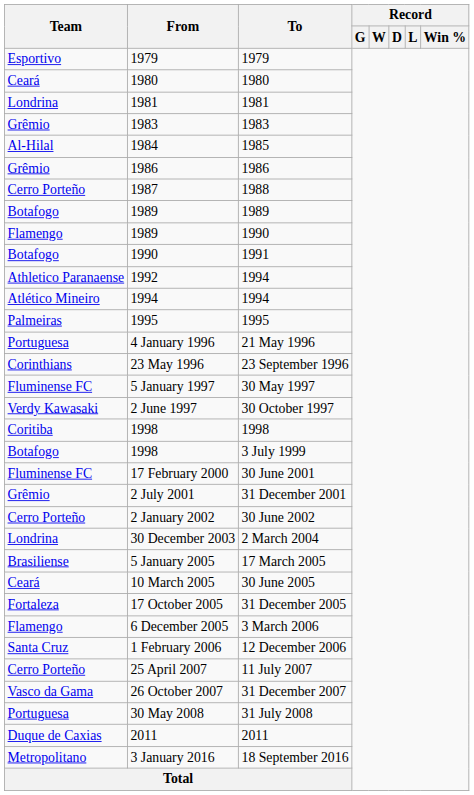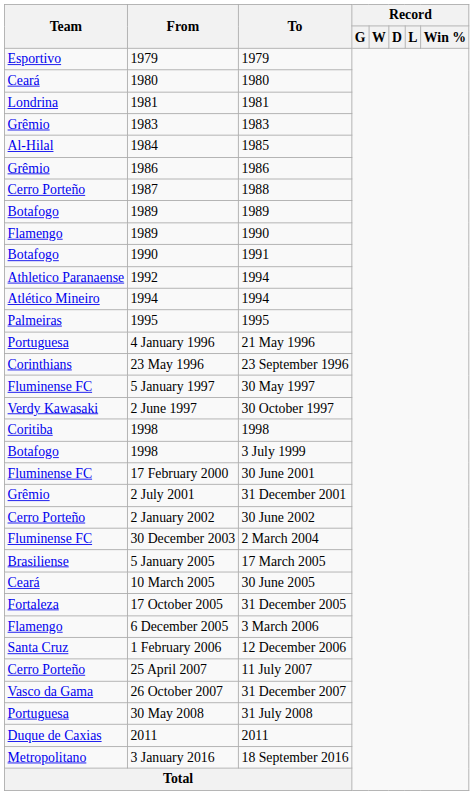(33, 539) Londrina -> (50, 539) Fluminense FC
